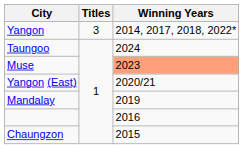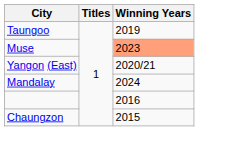- row: (26, 30)
(128, 47) 2024 -> (128, 30) 2019
(128, 100) 2019 -> (128, 82) 2024
